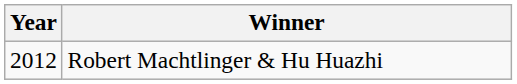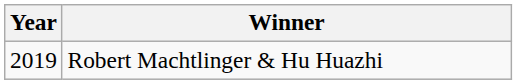(33, 60) 2012 -> (33, 60) 2019
